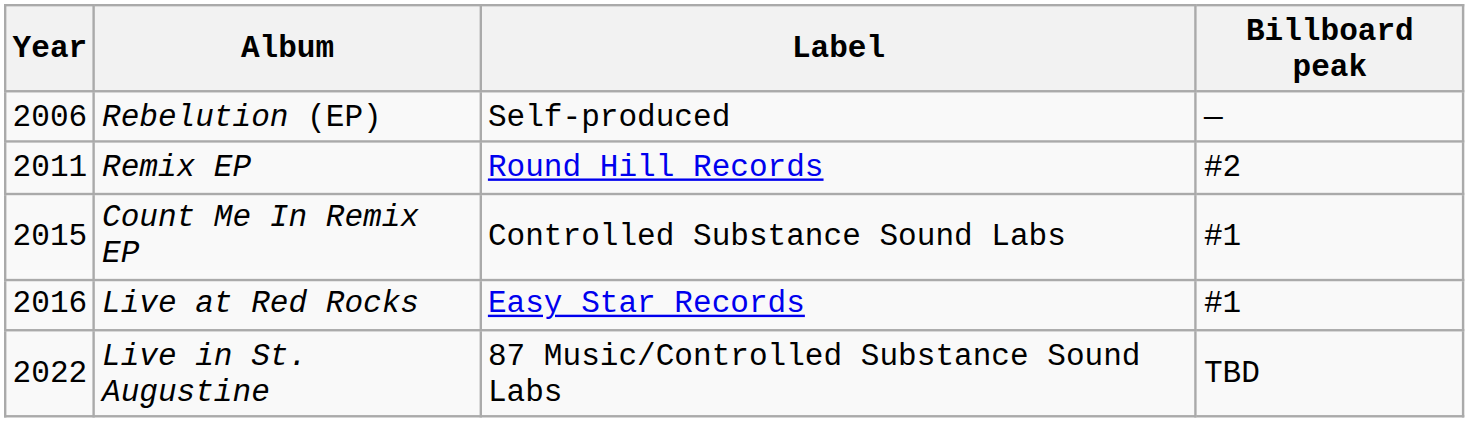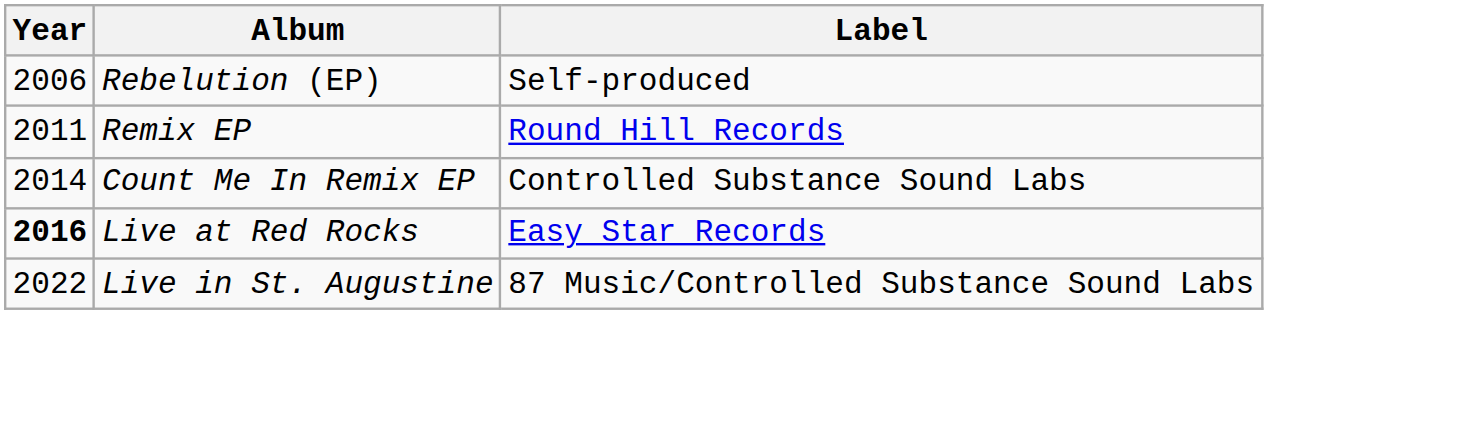- column: (1330, 48)
(50, 236) 2015 -> (50, 182) 2014
(50, 305) normal -> (50, 233) bold
